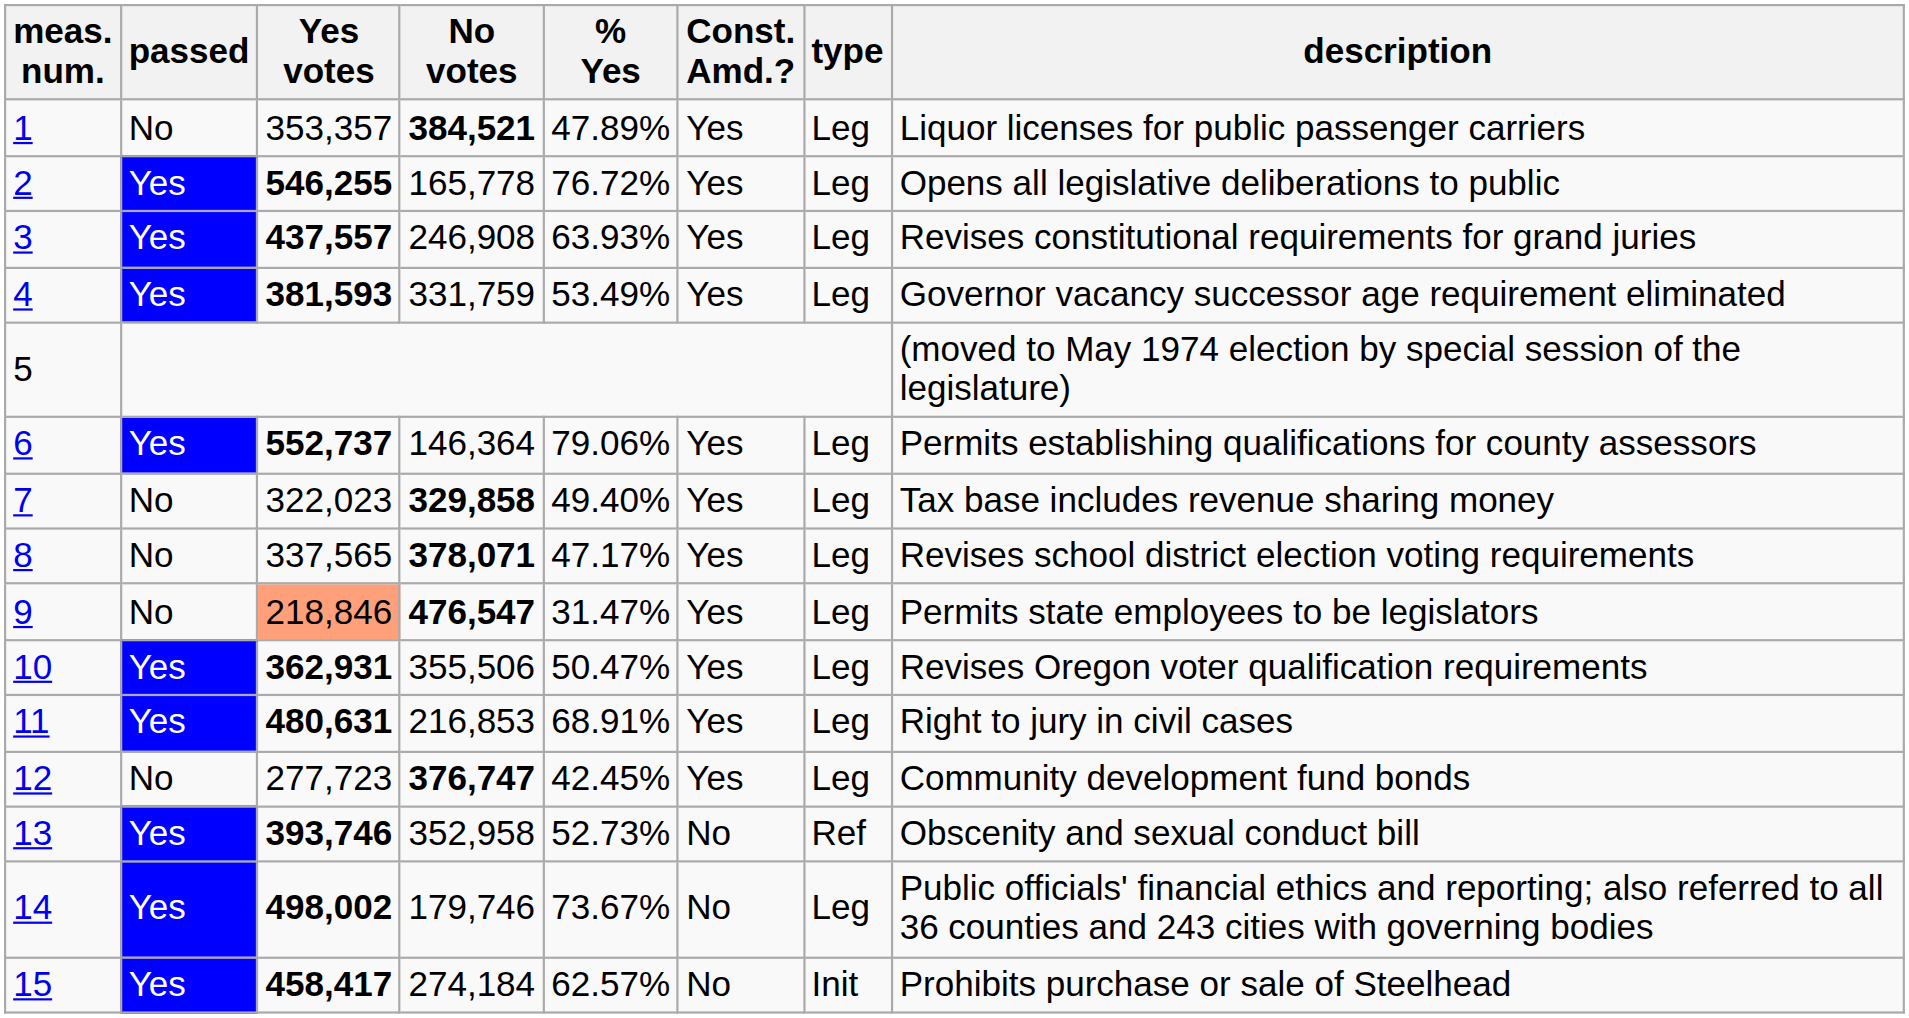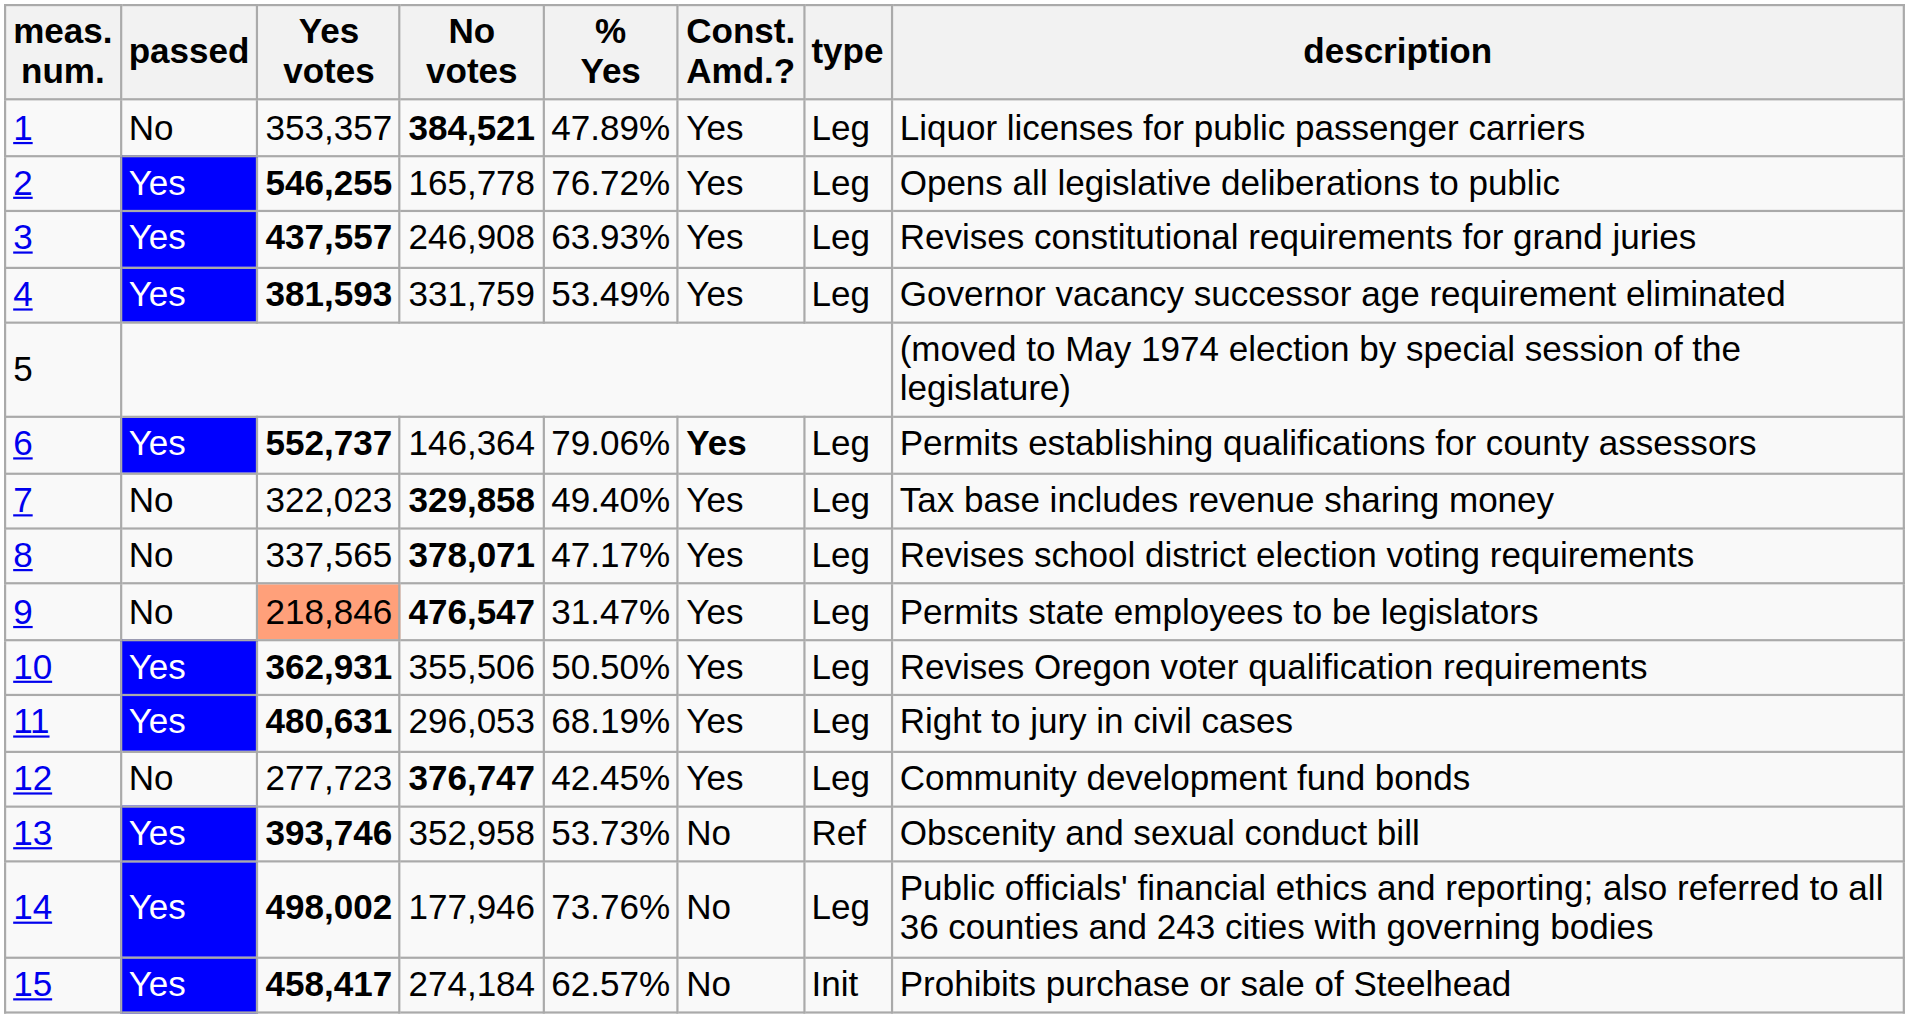(715, 444) normal -> (716, 444) bold
(611, 666) 50.47% -> (611, 666) 50.50%
(472, 722) 216,853 -> (472, 722) 296,053
(611, 722) 68.91% -> (611, 722) 68.19%
(611, 833) 52.73% -> (611, 833) 53.73%
(472, 908) 179,746 -> (472, 908) 177,946
(611, 908) 73.67% -> (611, 908) 73.76%
